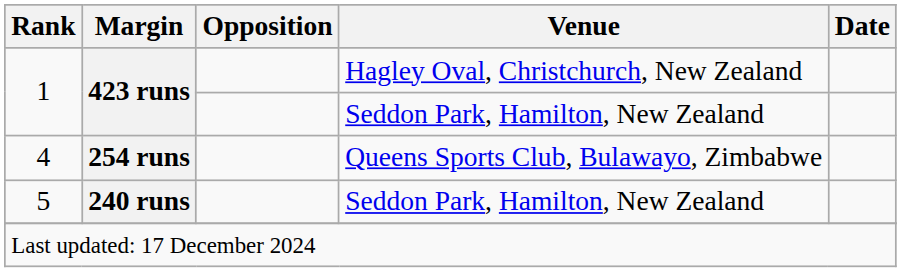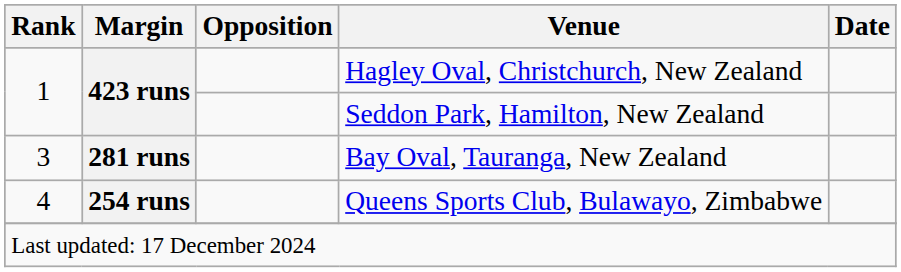+ row: (43, 157)
- row: (43, 200)
